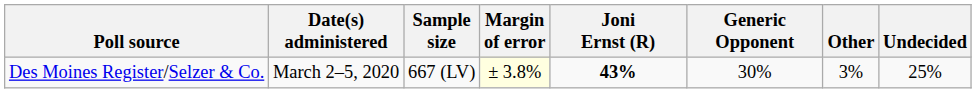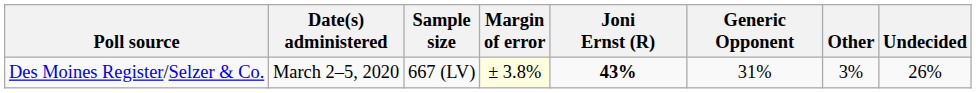(755, 72) 30% -> (755, 72) 31%
(925, 72) 25% -> (925, 72) 26%
